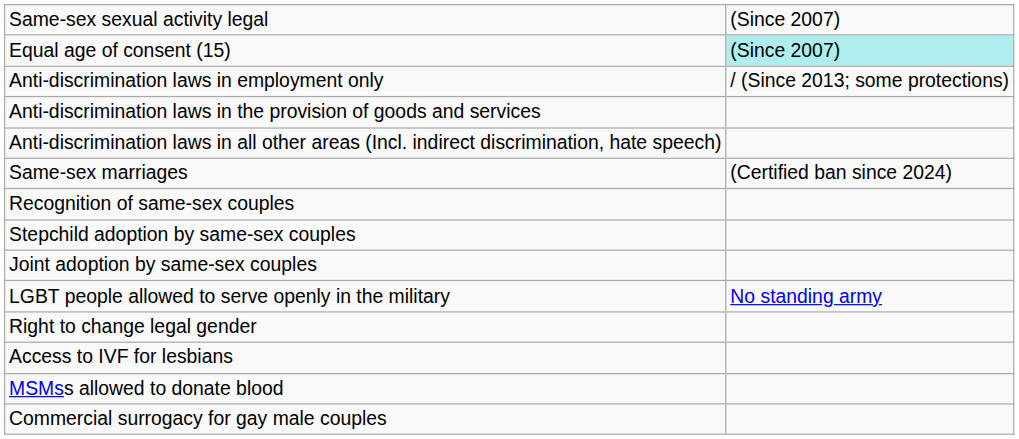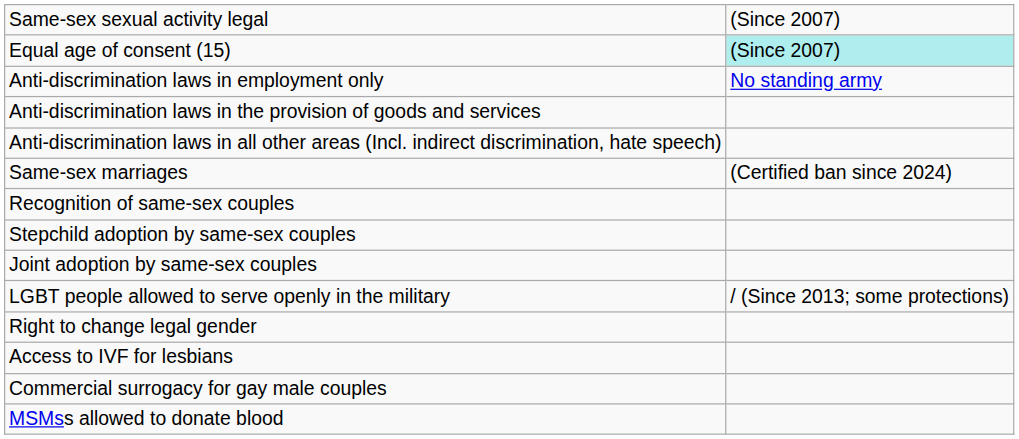(870, 81) / (Since 2013; some protections) -> (806, 81) No standing army
(806, 296) No standing army -> (870, 296) / (Since 2013; some protections)
rows swapped: (198, 419) <-> (146, 388)
